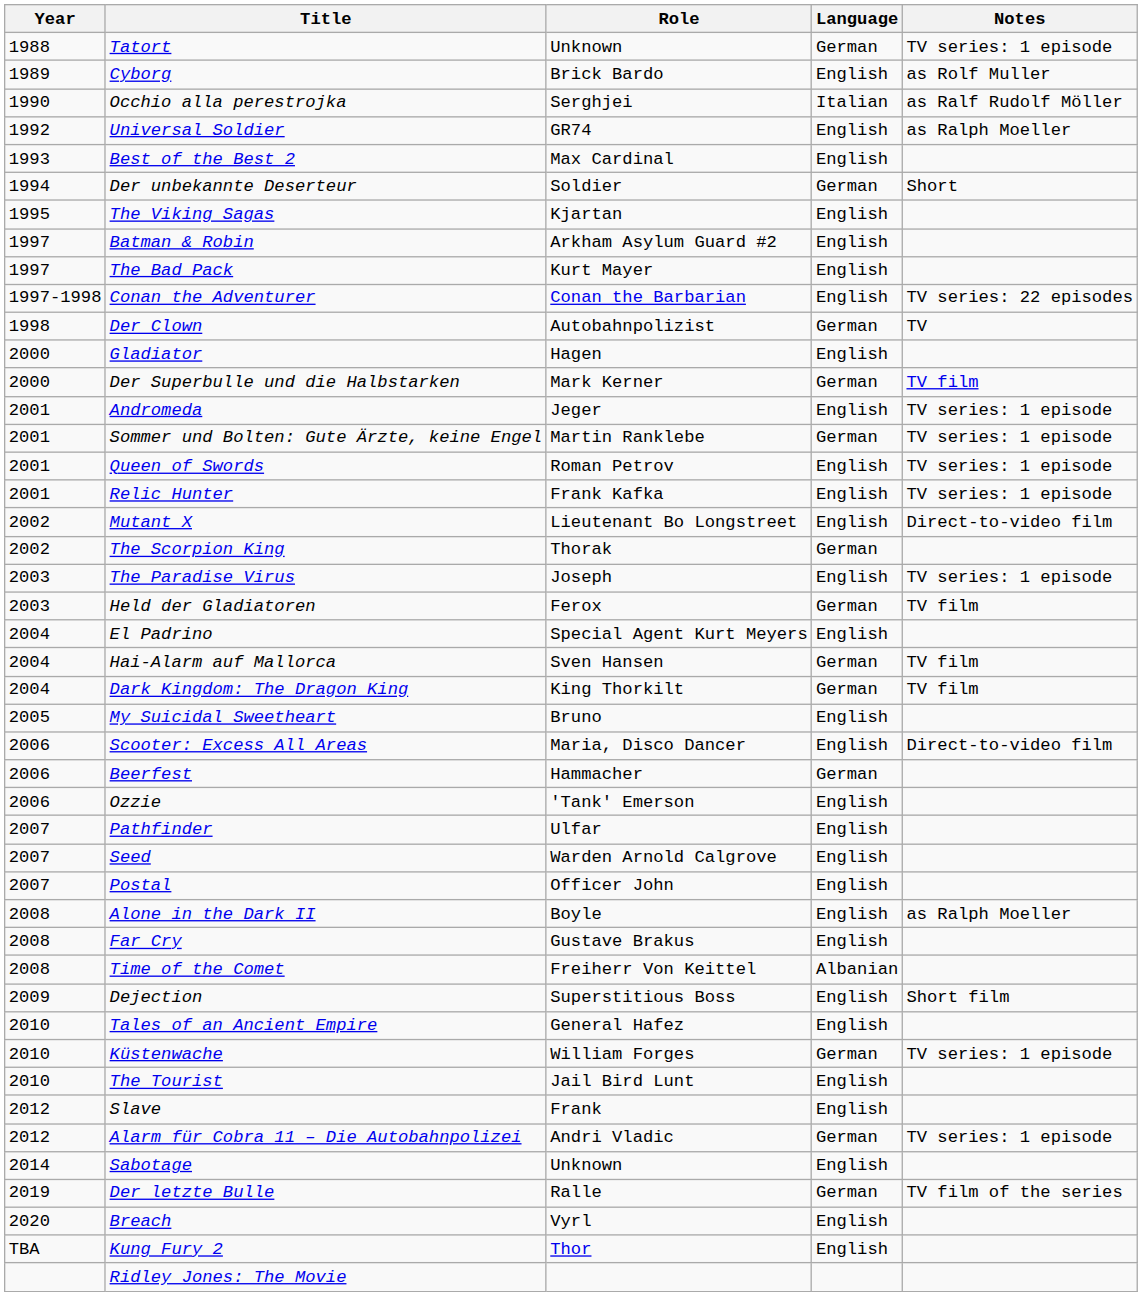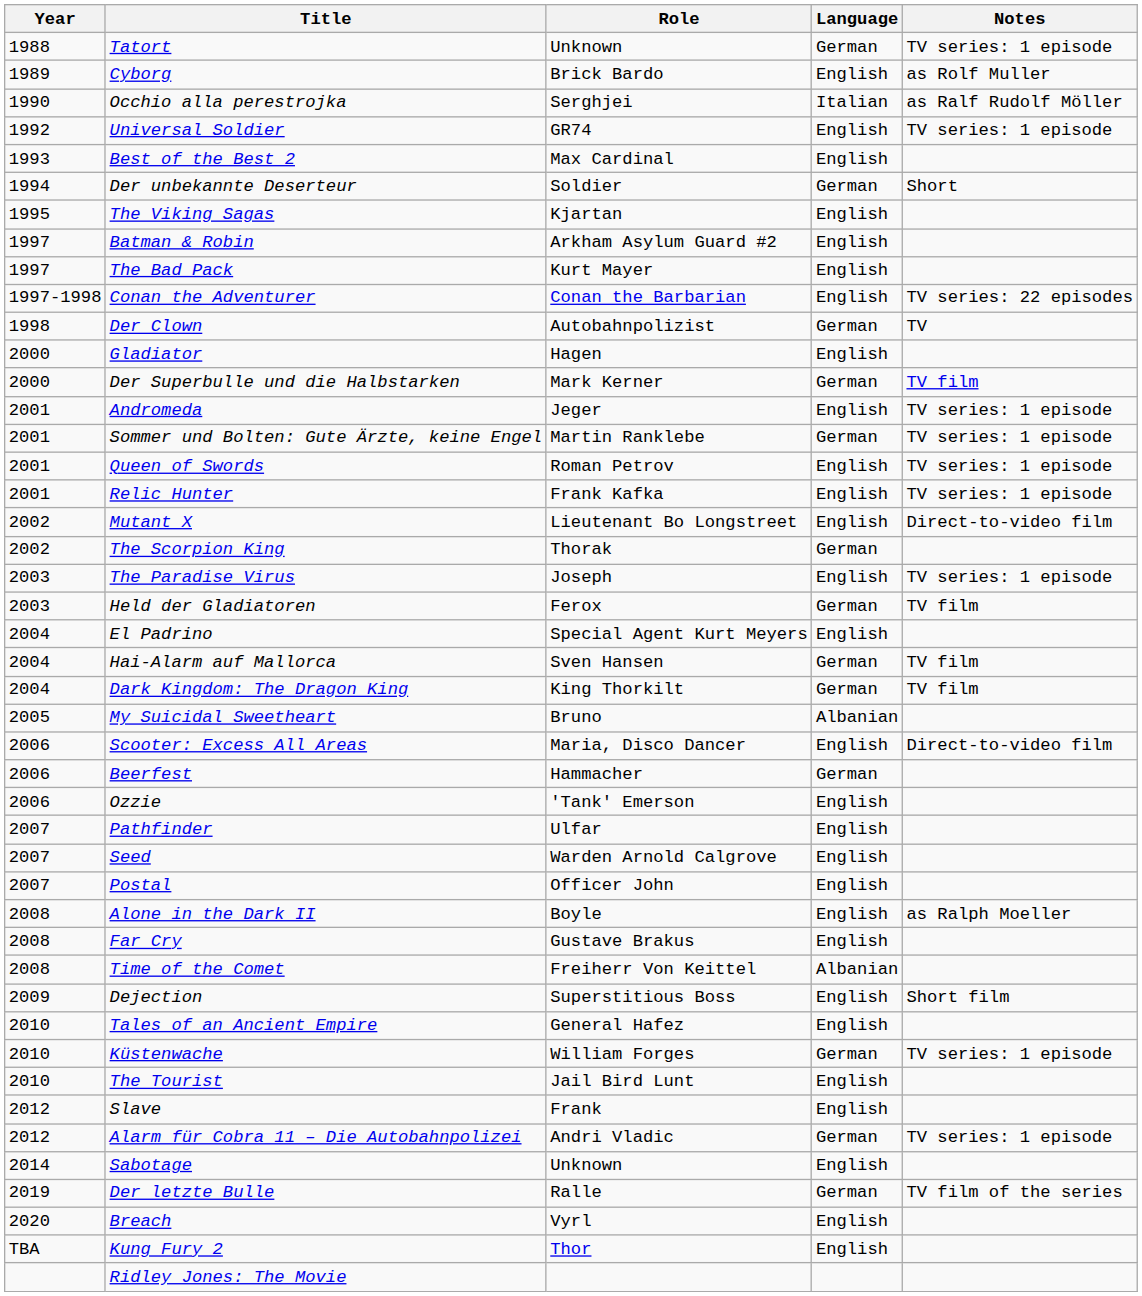(989, 131) as Ralph Moeller -> (1009, 131) TV series: 1 episode
(852, 718) English -> (857, 718) Albanian
